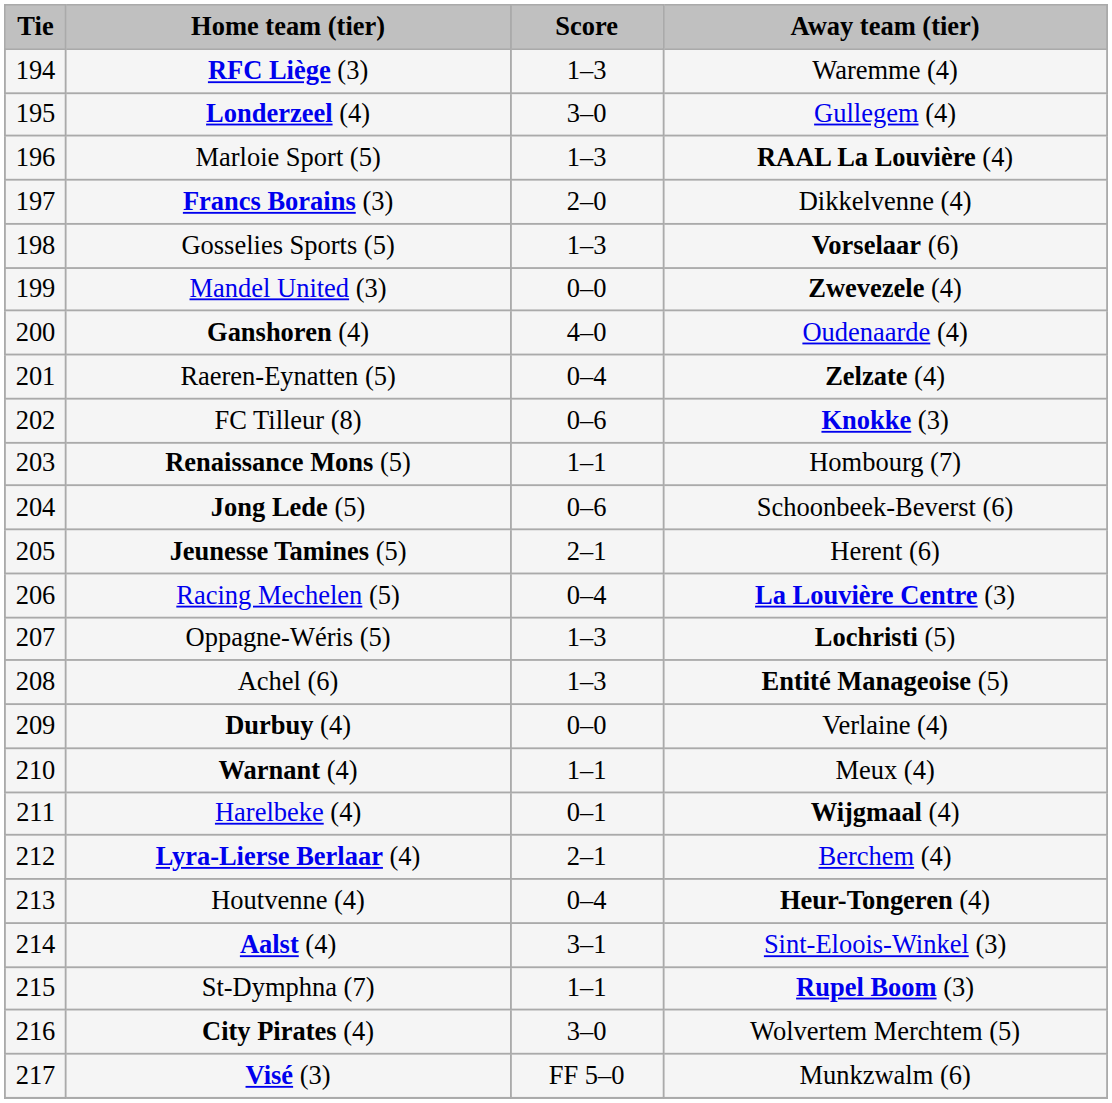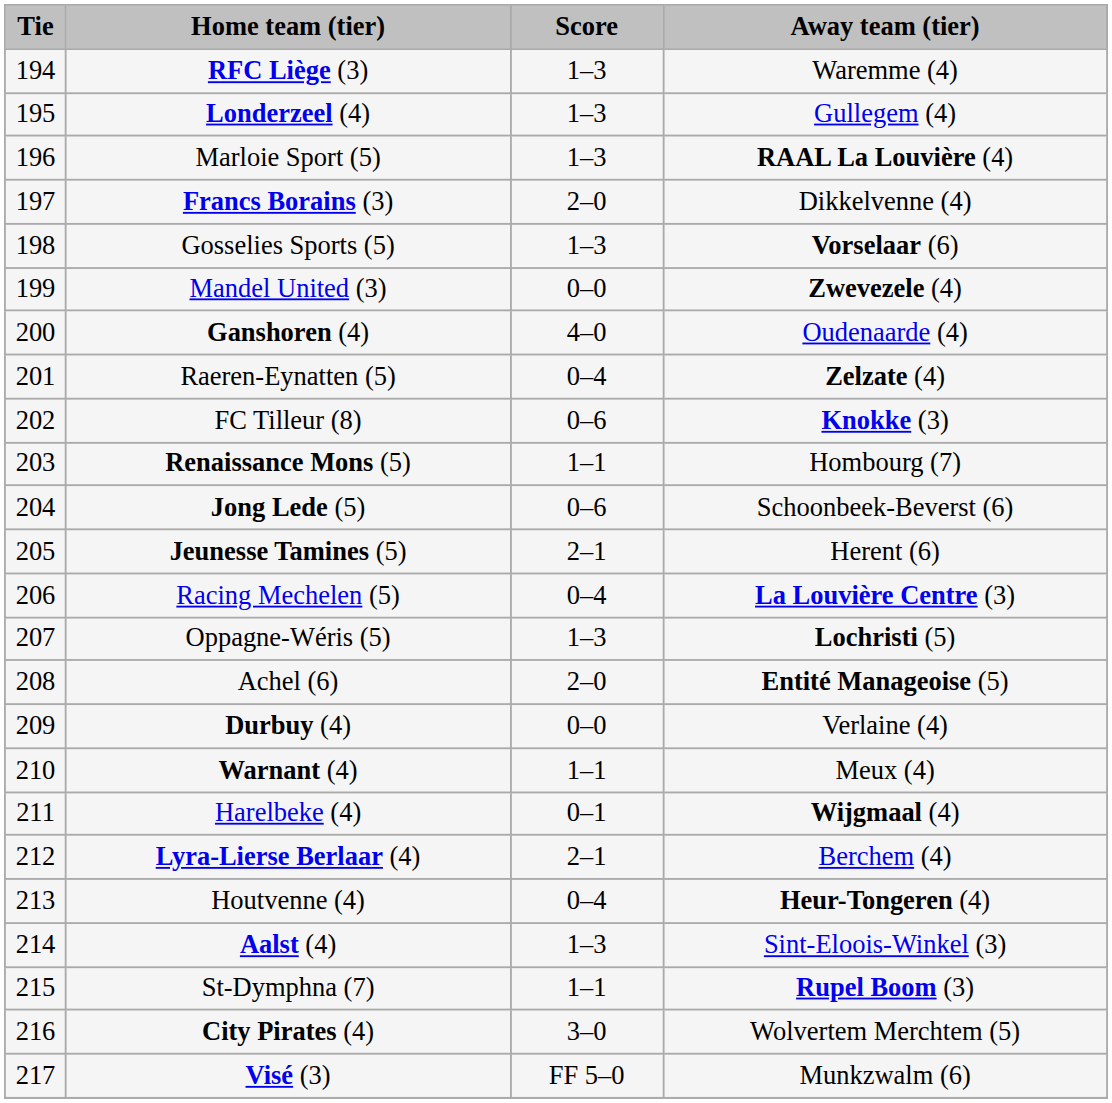(587, 114) 3–0 -> (587, 114) 1–3
(587, 682) 1–3 -> (587, 682) 2–0
(587, 944) 3–1 -> (587, 944) 1–3
